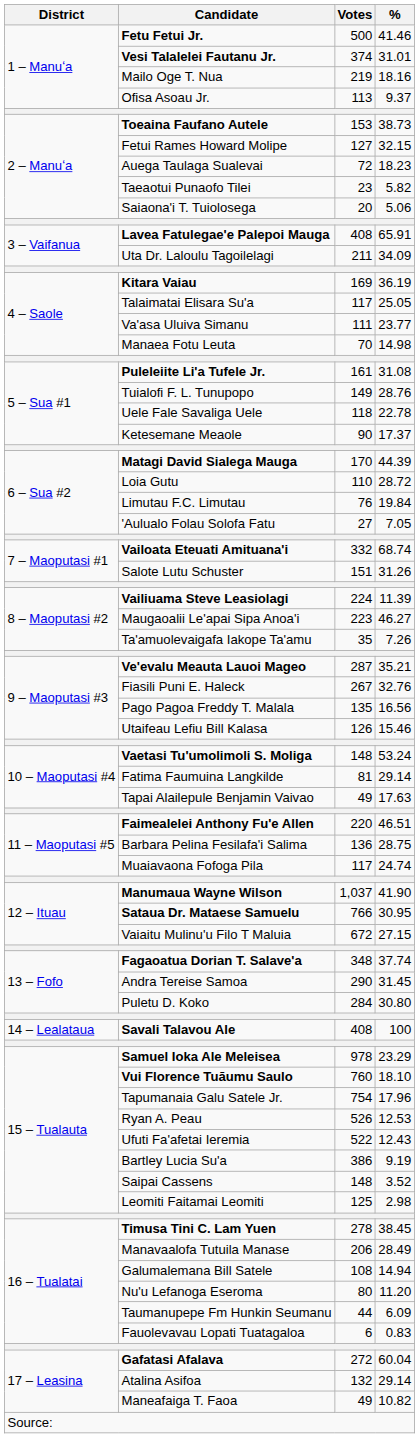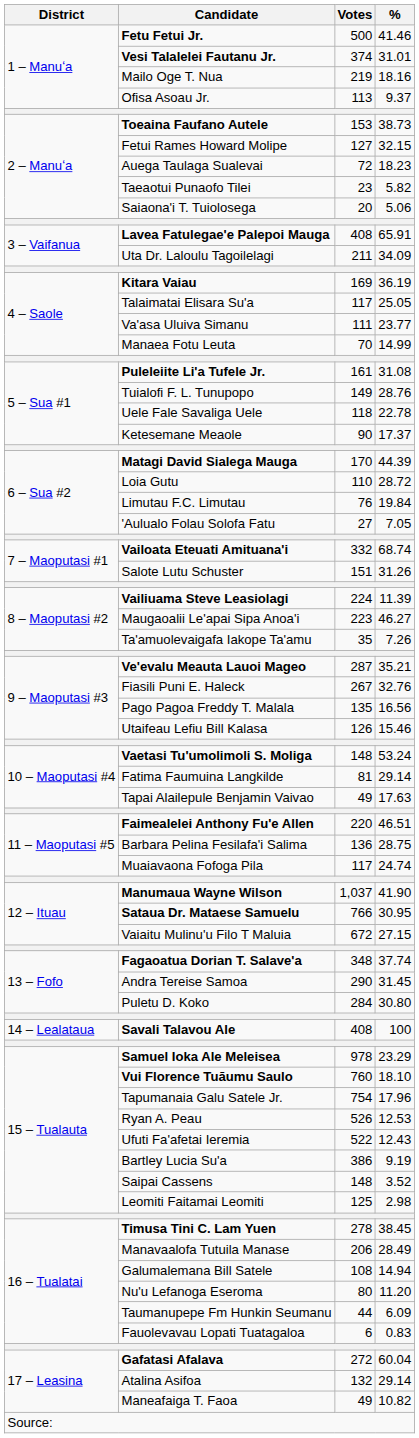(395, 345) 14.98 -> (395, 345) 14.99
